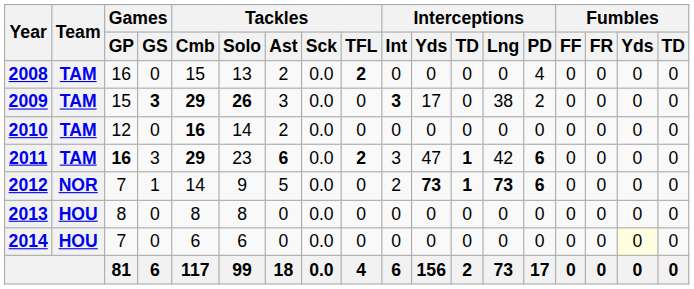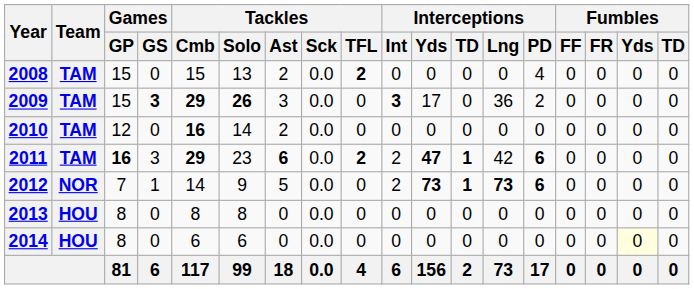(121, 74) 16 -> (121, 74) 15
(503, 102) 38 -> (503, 102) 36
(396, 158) 3 -> (396, 158) 2
(431, 158) normal -> (431, 158) bold
(121, 241) 7 -> (121, 241) 8
